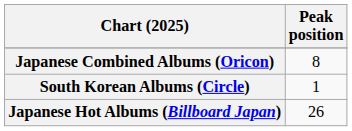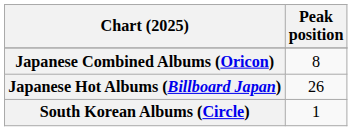rows swapped: (145, 112) <-> (145, 86)
